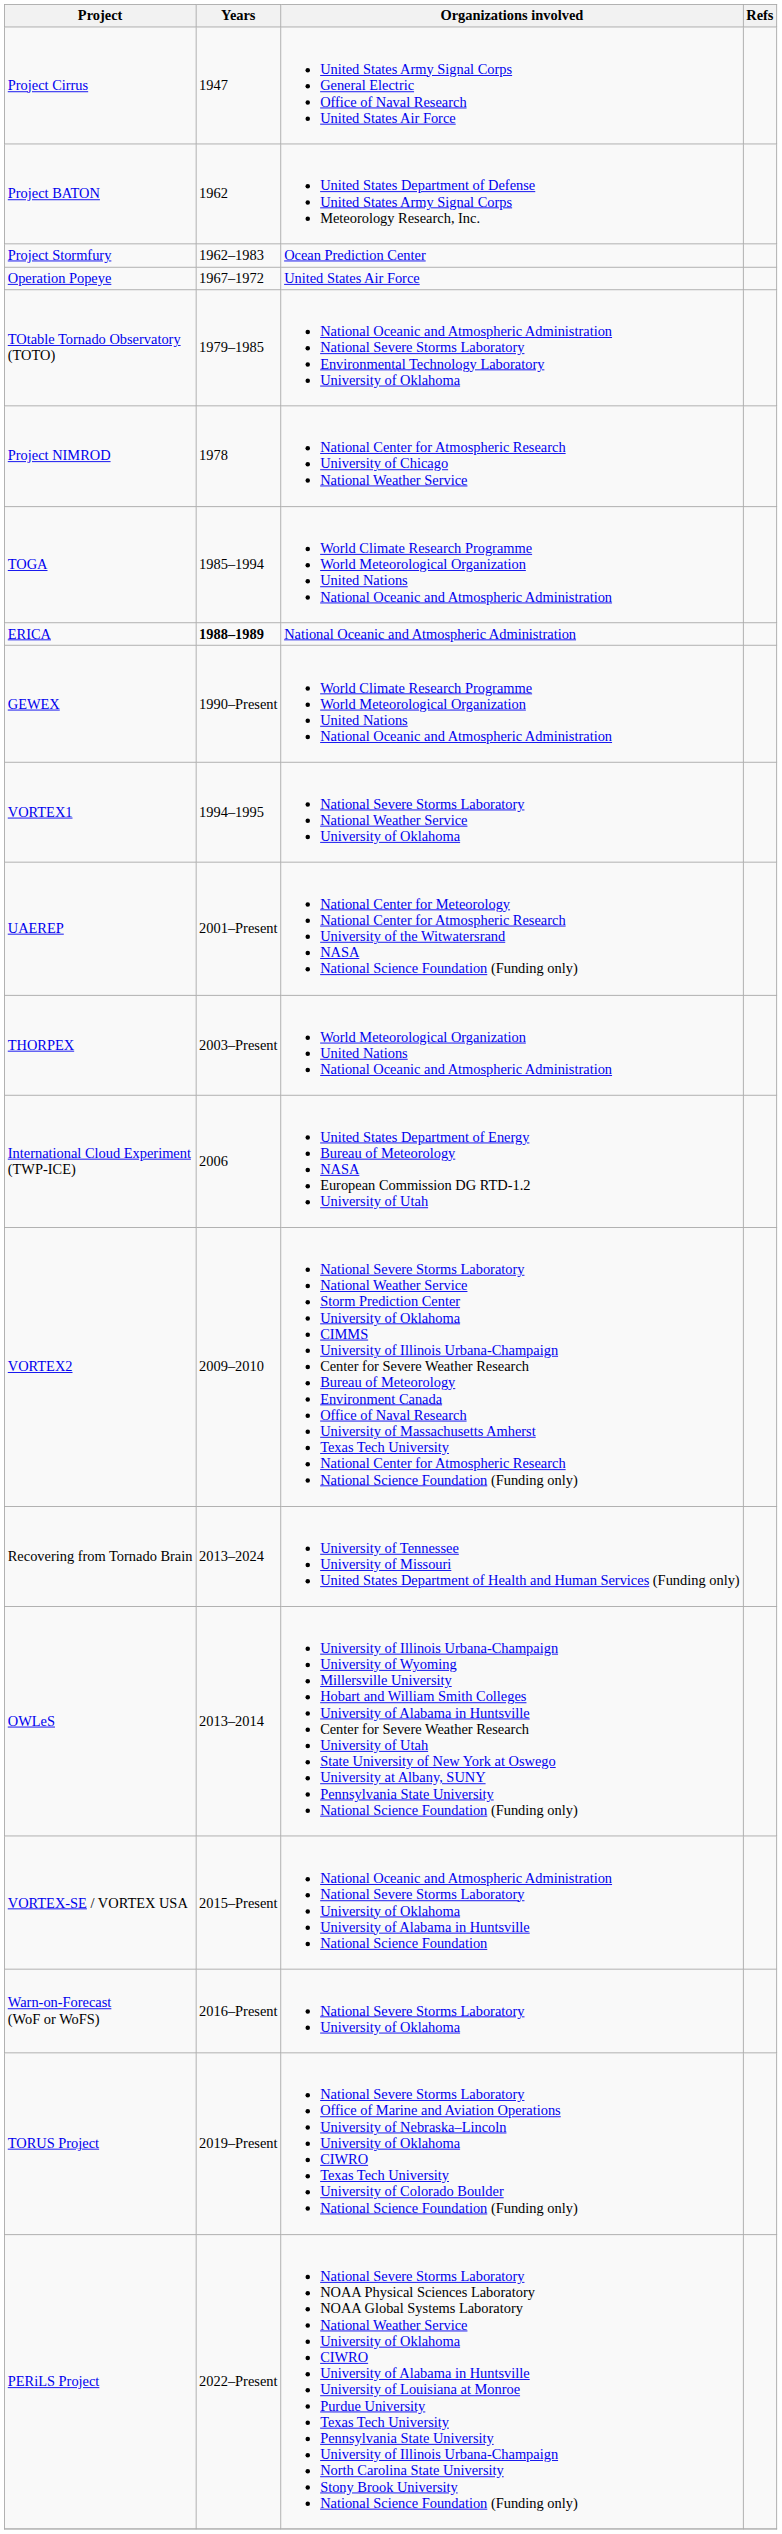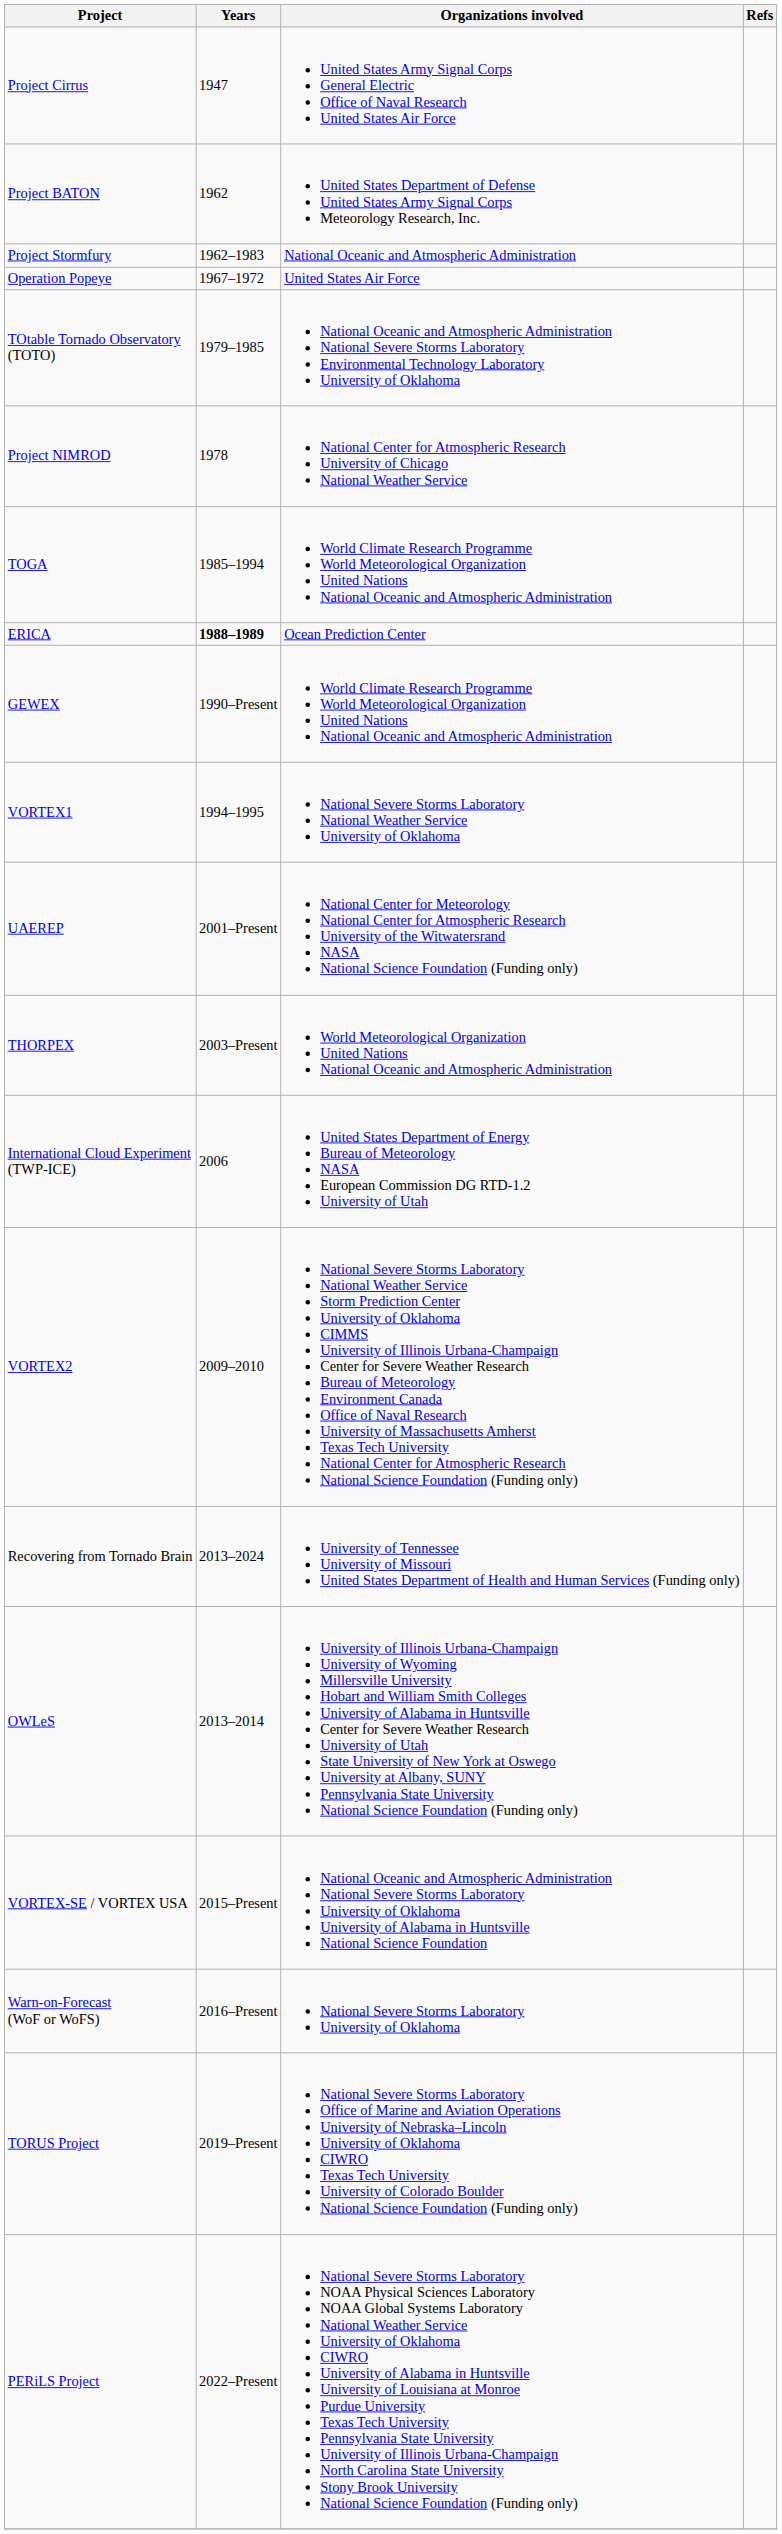(355, 255) Ocean Prediction Center -> (430, 255) National Oceanic and Atmospheric Administration
(430, 634) National Oceanic and Atmospheric Administration -> (355, 634) Ocean Prediction Center
